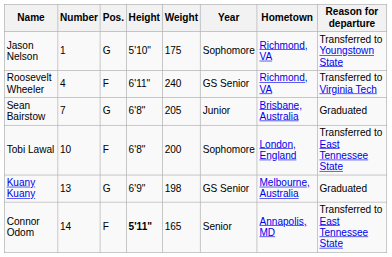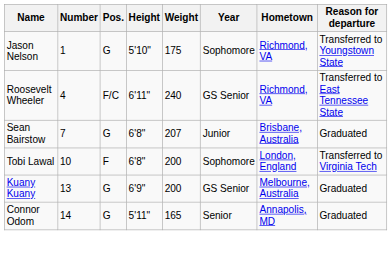(106, 84) F -> (111, 95) F/C
(351, 84) Transferred to Virginia Tech -> (351, 95) Transferred to East Tennessee State
(173, 111) 205 -> (173, 134) 207
(351, 150) Transferred to East Tennessee State -> (351, 161) Transferred to Virginia Tech
(173, 188) 198 -> (173, 188) 200
(106, 227) F -> (107, 216) G
(140, 227) bold -> (139, 216) normal
(351, 227) Transferred to East Tennessee State -> (343, 216) Graduated
